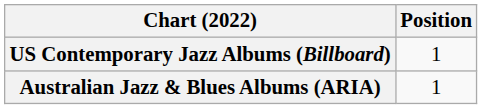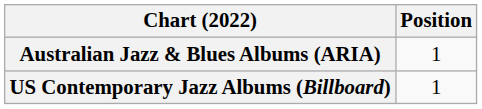rows swapped: (200, 86) <-> (200, 53)
